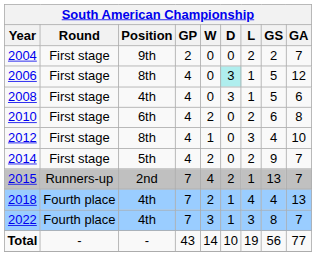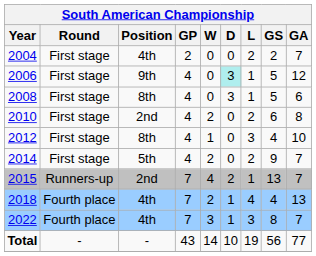(147, 55) 9th -> (147, 55) 4th
(147, 76) 8th -> (147, 76) 9th
(147, 96) 4th -> (147, 96) 8th
(147, 117) 6th -> (147, 117) 2nd
